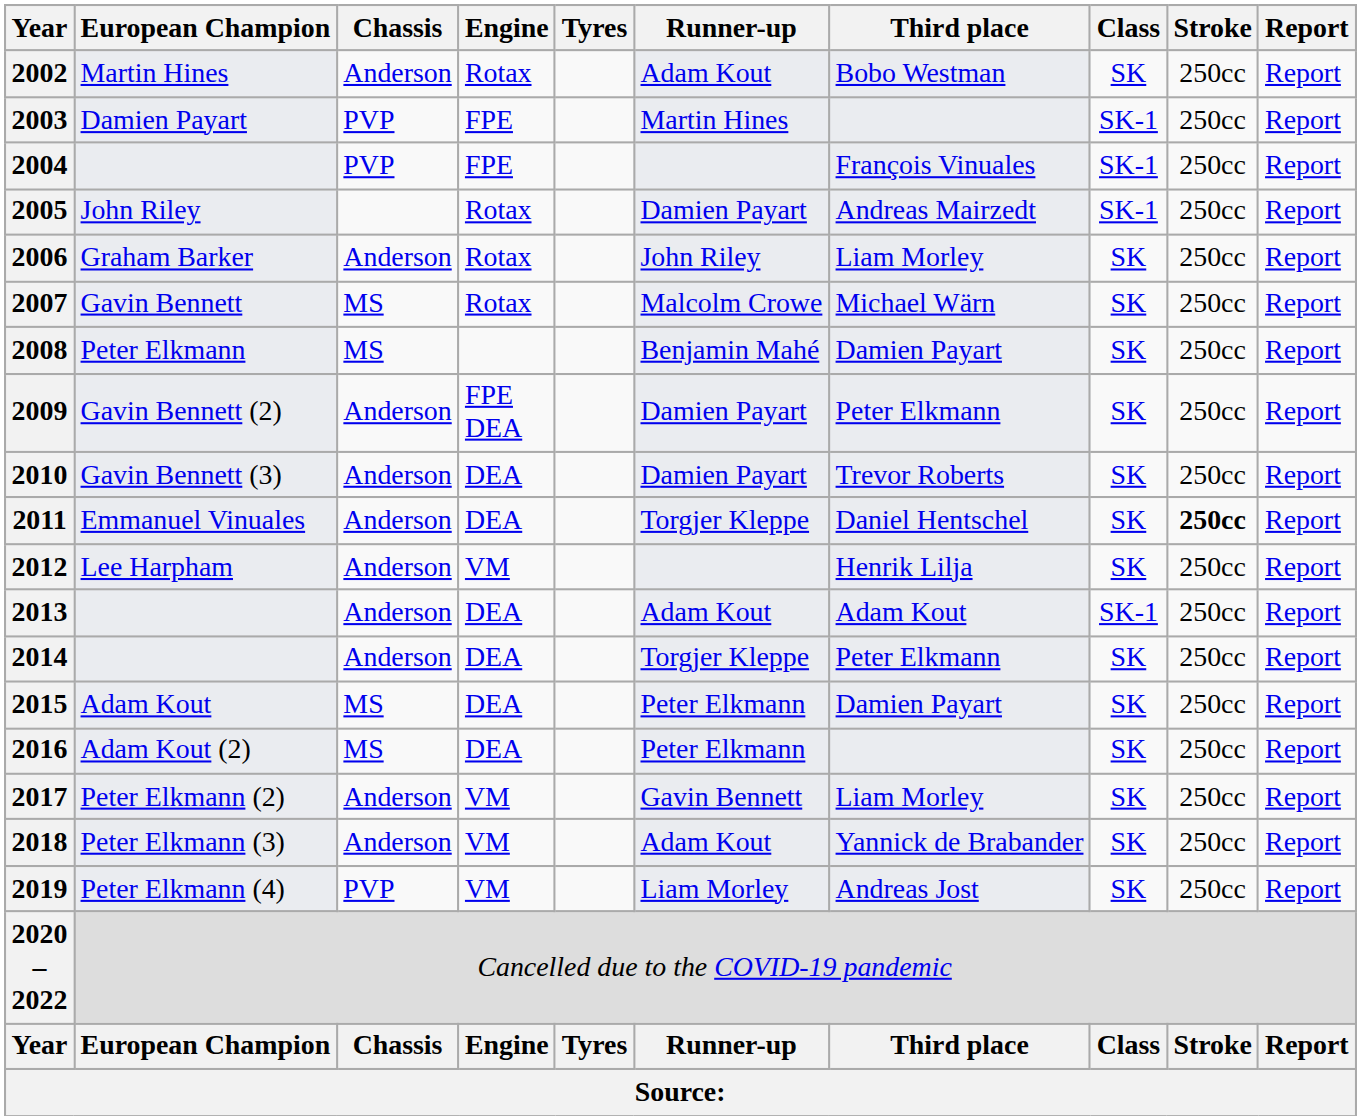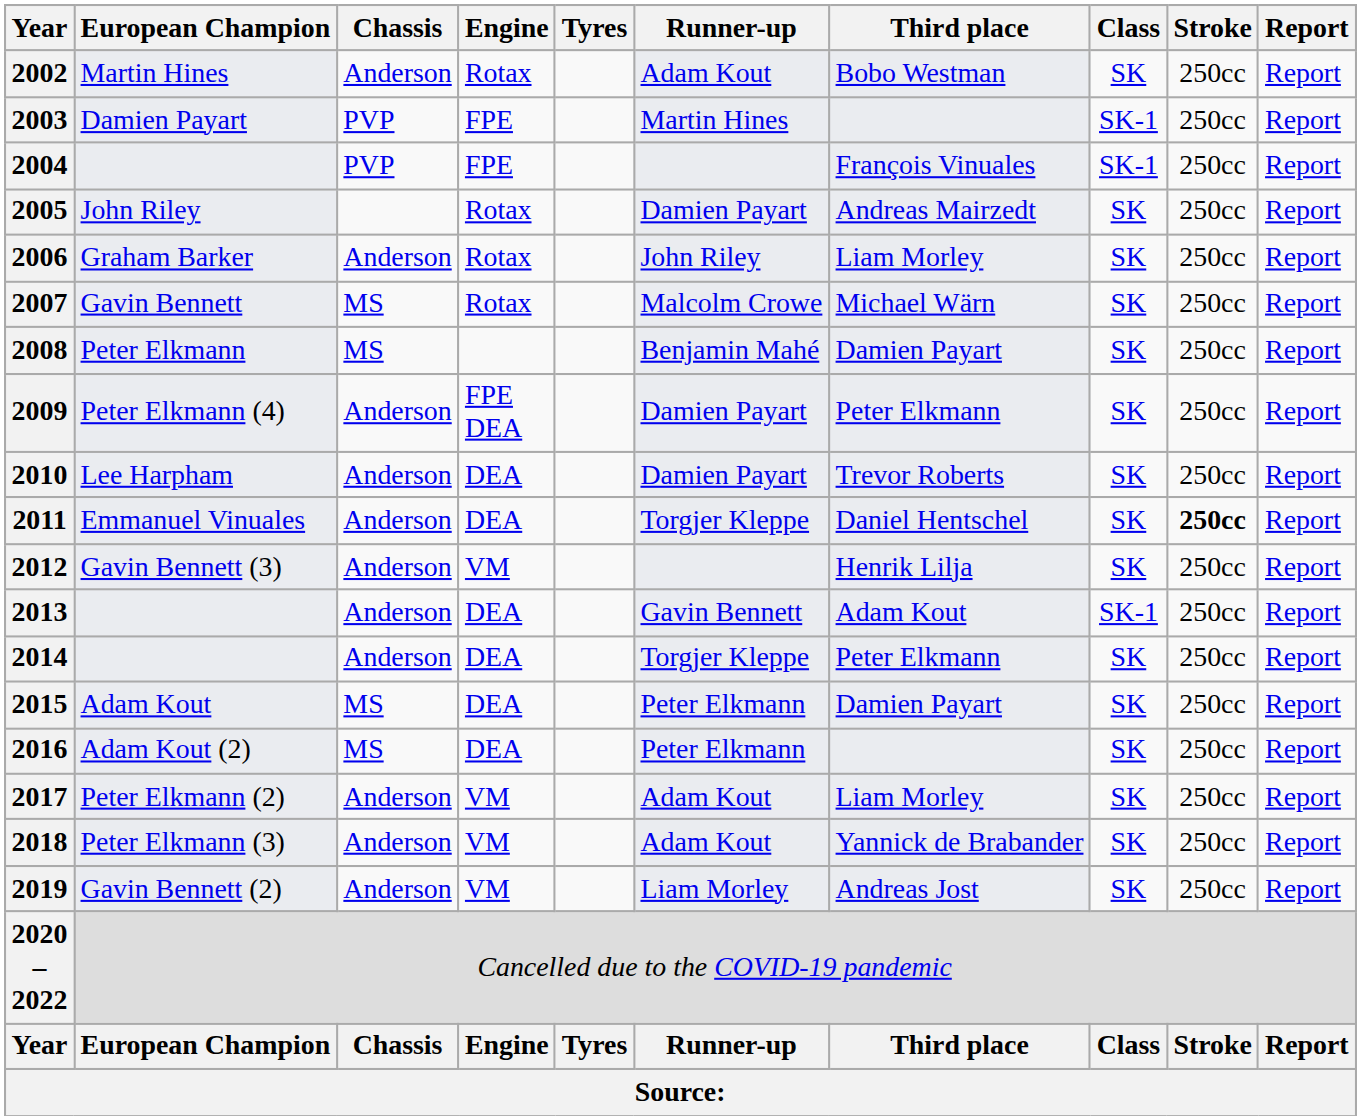(1128, 211) SK-1 -> (1128, 211) SK
(181, 411) Gavin Bennett (2) -> (183, 411) Peter Elkmann (4)
(181, 473) Gavin Bennett (3) -> (157, 473) Lee Harpham
(157, 565) Lee Harpham -> (181, 565) Gavin Bennett (3)
(706, 611) Adam Kout -> (721, 611) Gavin Bennett
(721, 795) Gavin Bennett -> (706, 795) Adam Kout
(183, 887) Peter Elkmann (4) -> (181, 887) Gavin Bennett (2)
(369, 887) PVP -> (398, 887) Anderson
